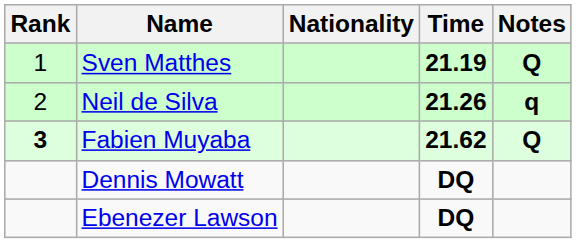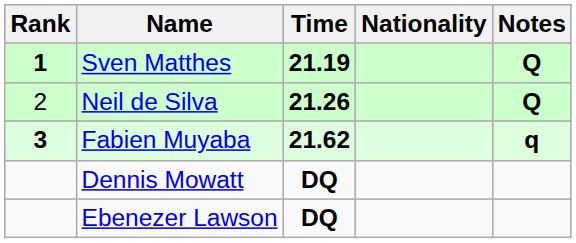columns swapped: (351, 23) <-> (456, 23)
(40, 62) normal -> (40, 62) bold
(532, 101) q -> (532, 101) Q
(532, 140) Q -> (532, 140) q
